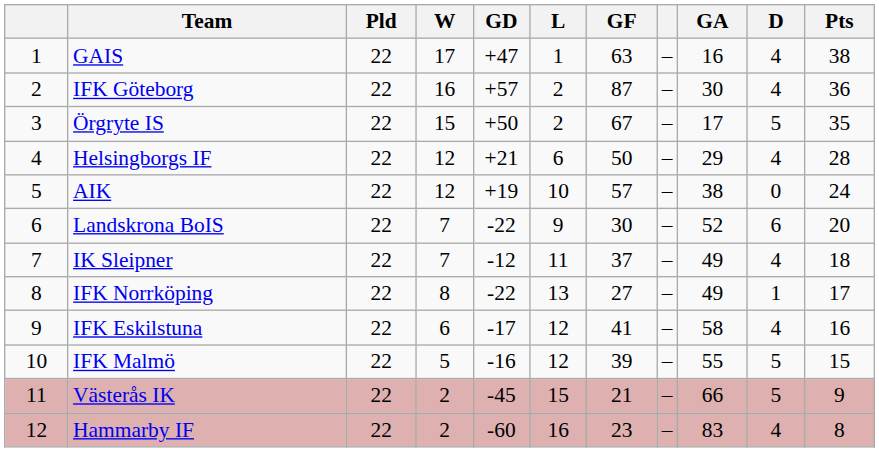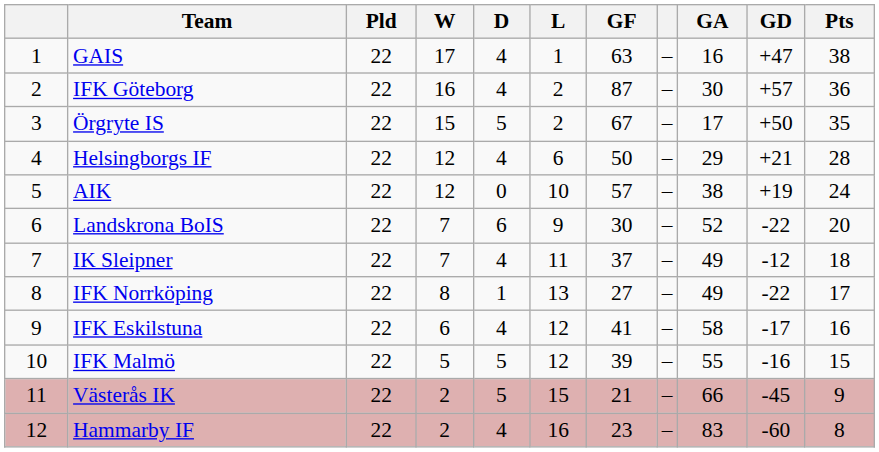columns swapped: (776, 21) <-> (501, 21)
